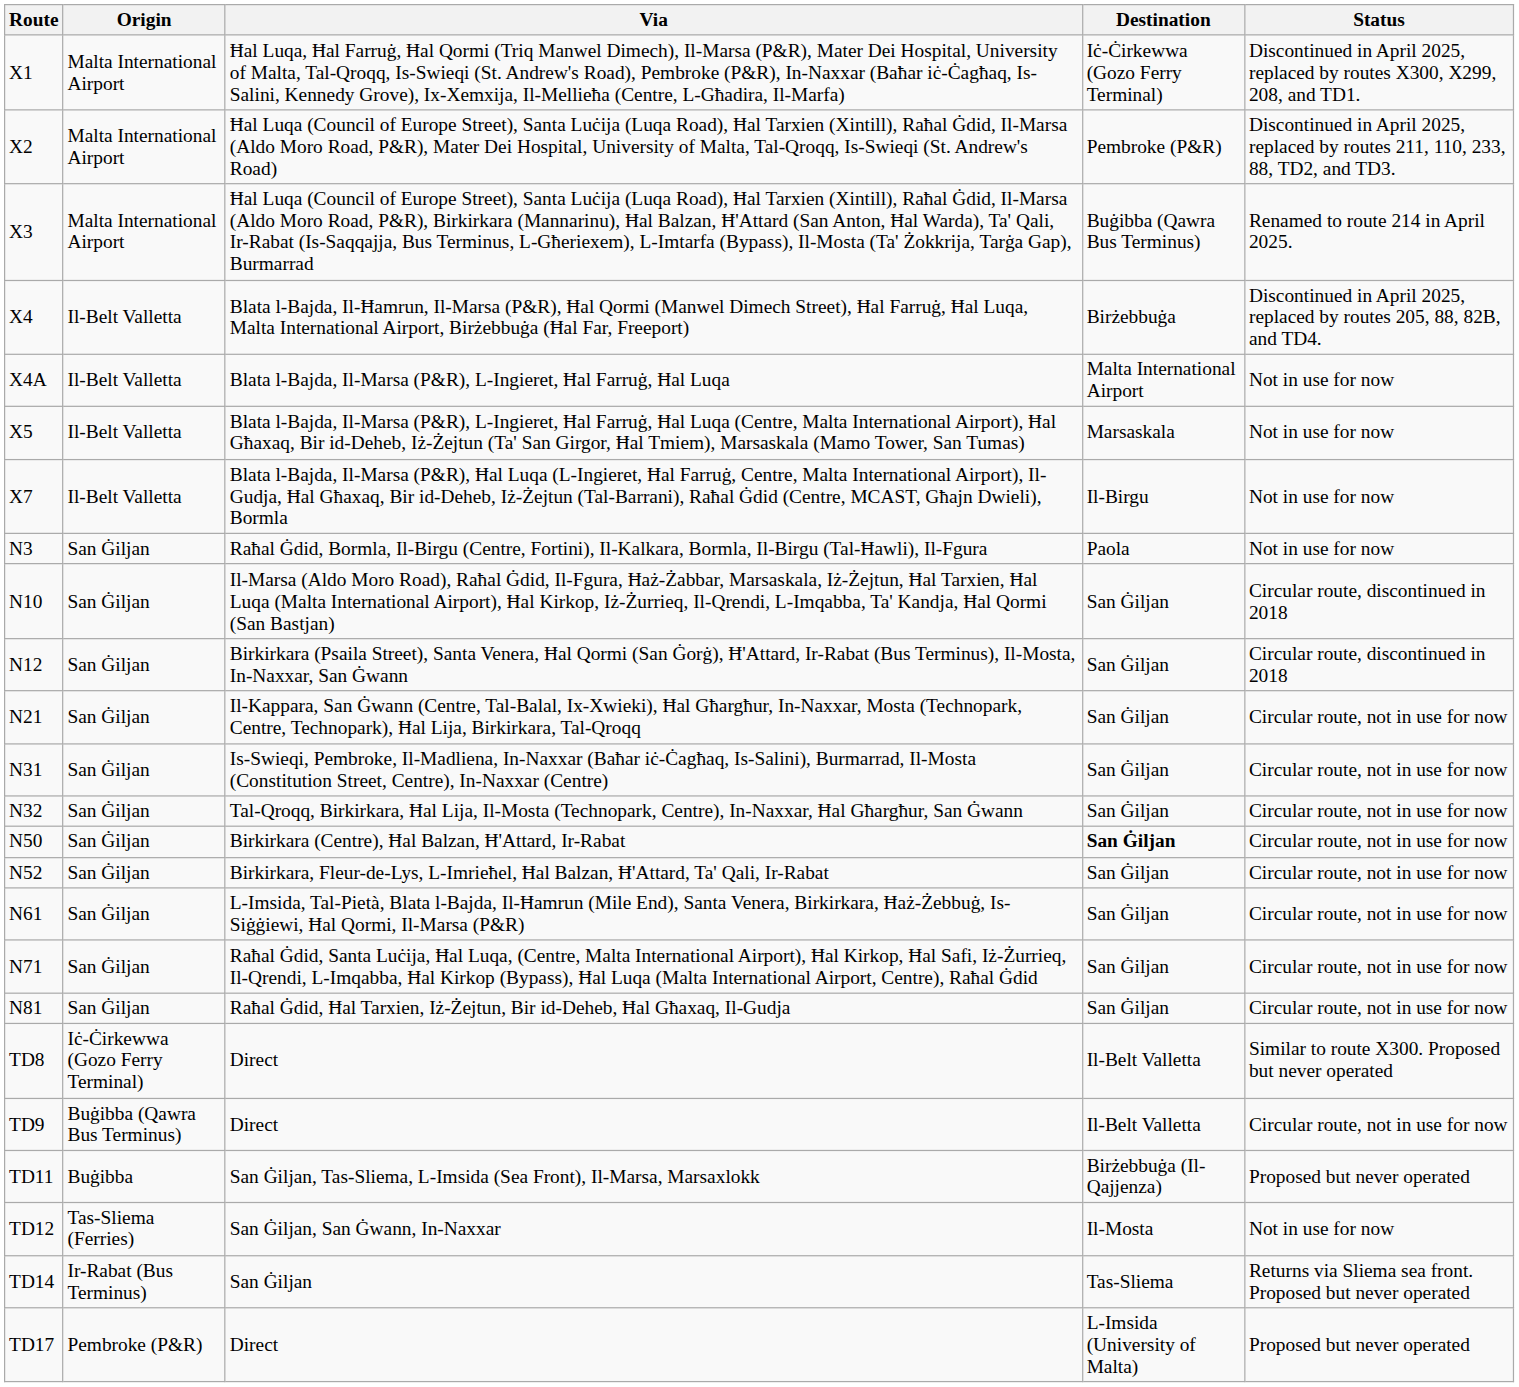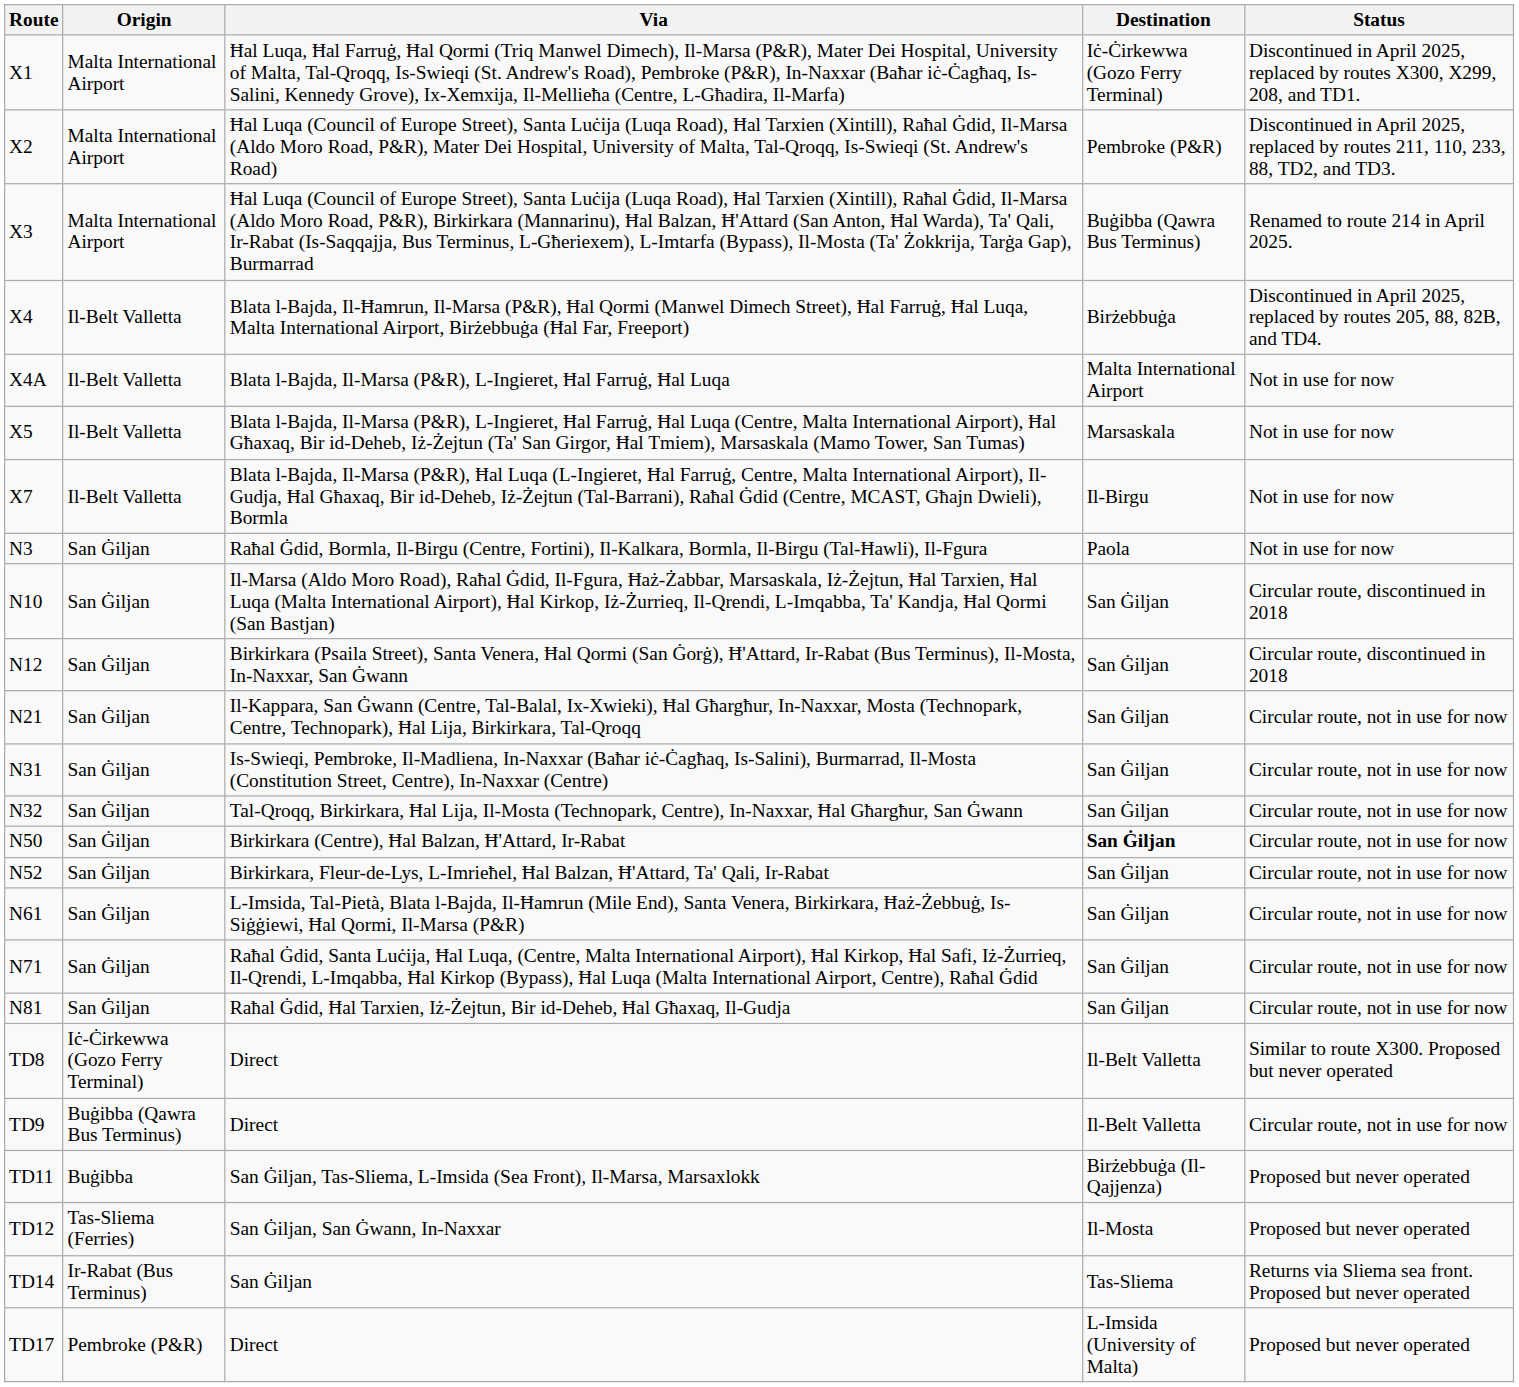(1322, 1228) Not in use for now -> (1359, 1228) Proposed but never operated
